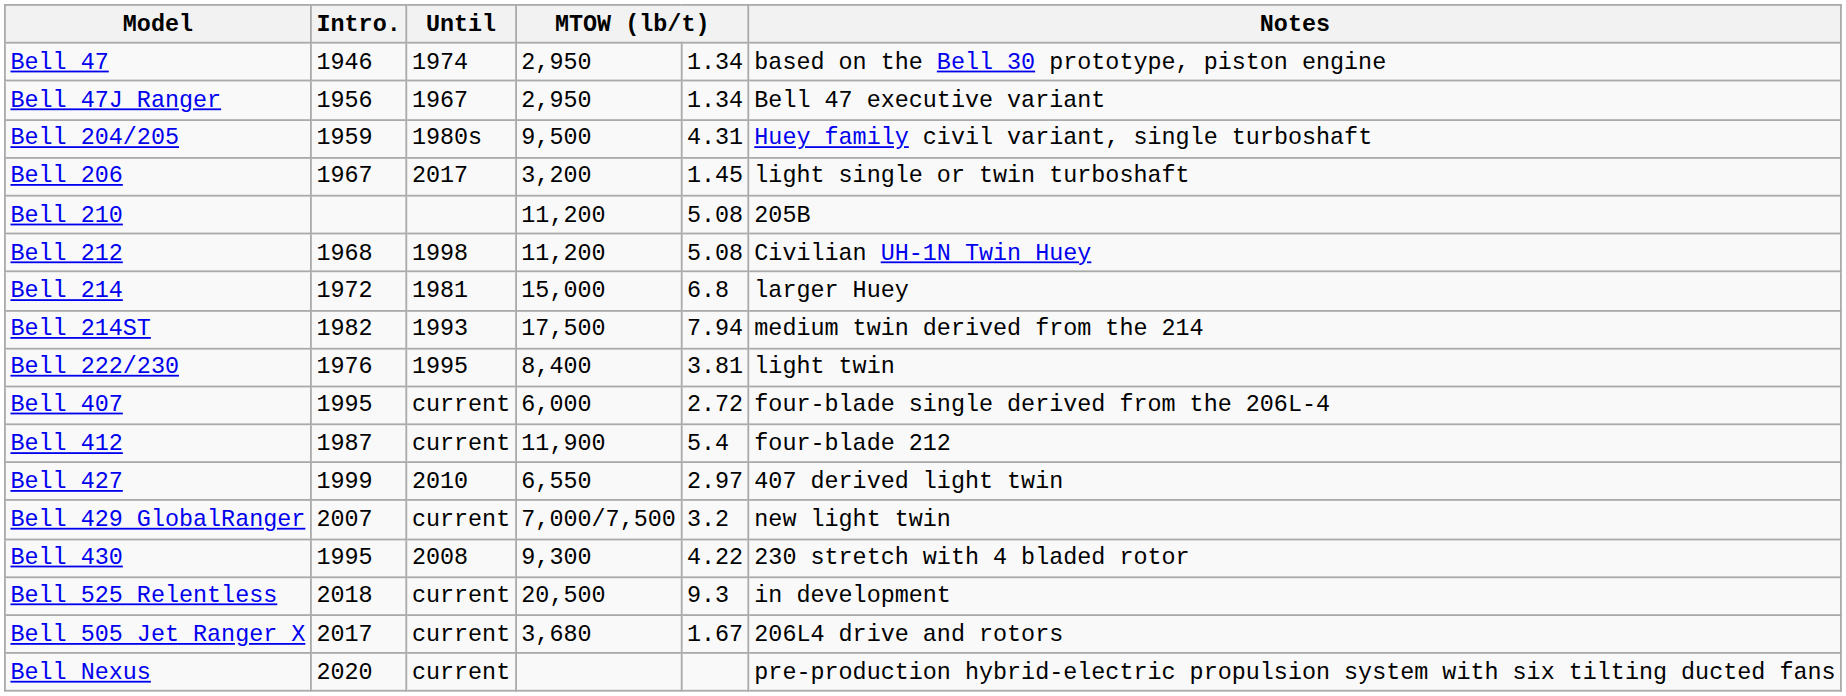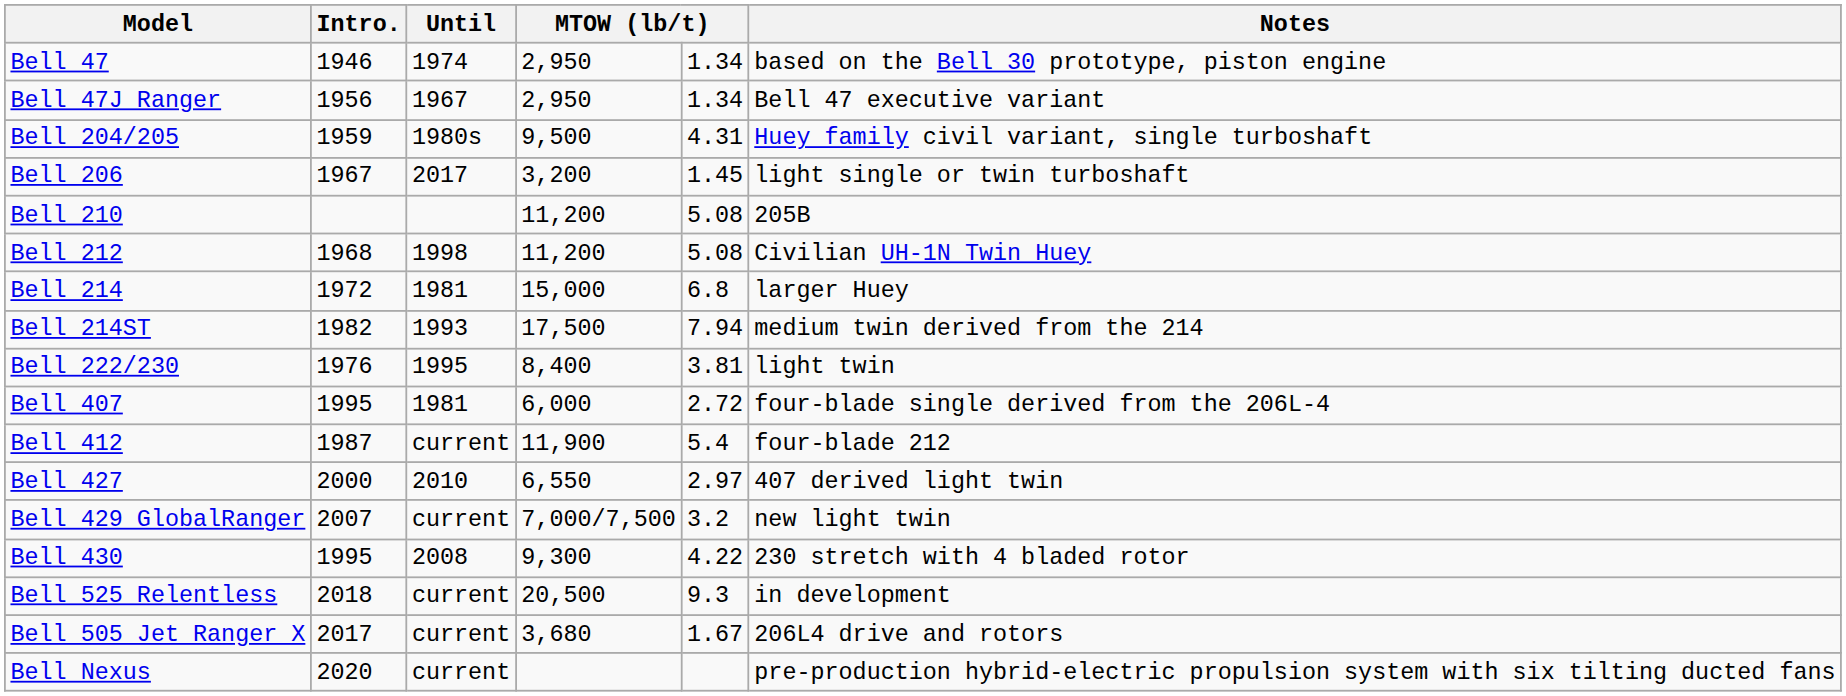(461, 405) current -> (440, 405) 1981
(345, 482) 1999 -> (345, 482) 2000
